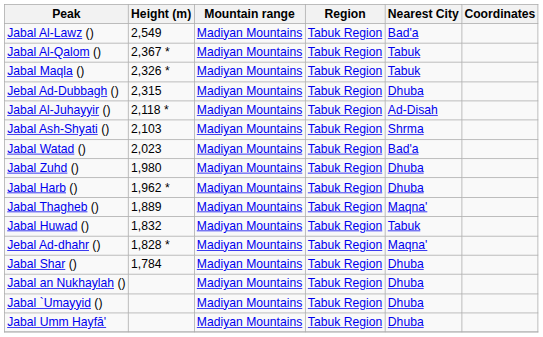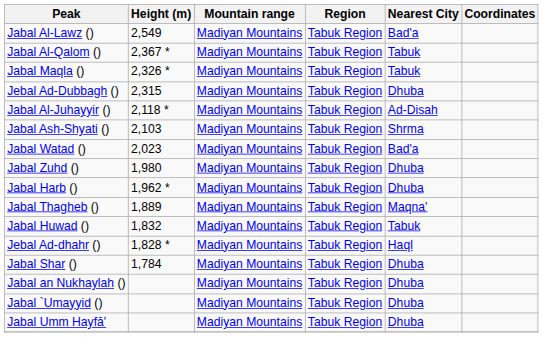(408, 245) Maqna' -> (400, 245) Haql
